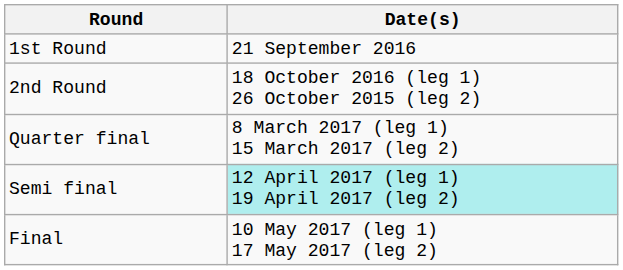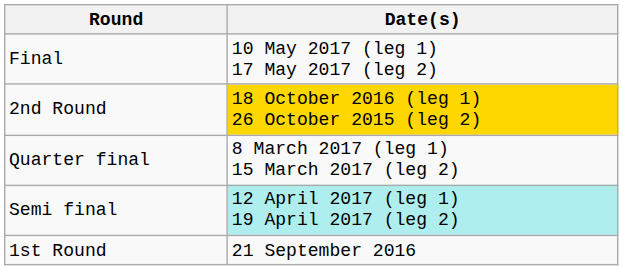rows swapped: (58, 49) <-> (36, 240)
(357, 89) no background -> (357, 110) gold background
